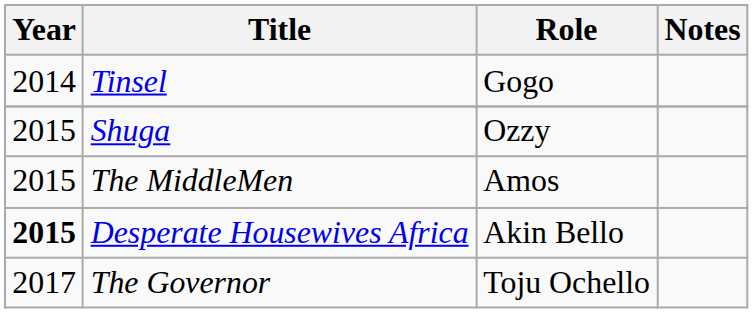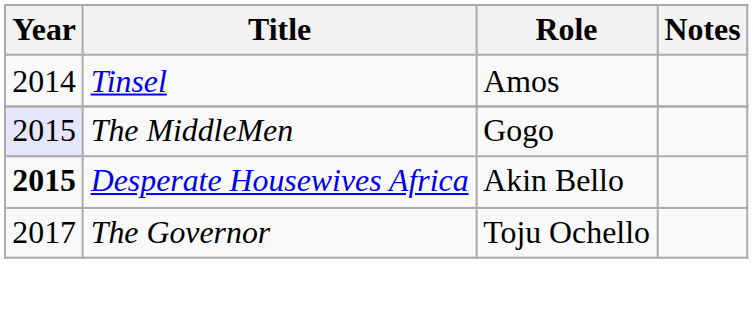(519, 80) Gogo -> (521, 80) Amos
- row: (130, 130)
(44, 181) no background -> (44, 130) lavender background
(521, 181) Amos -> (519, 130) Gogo
